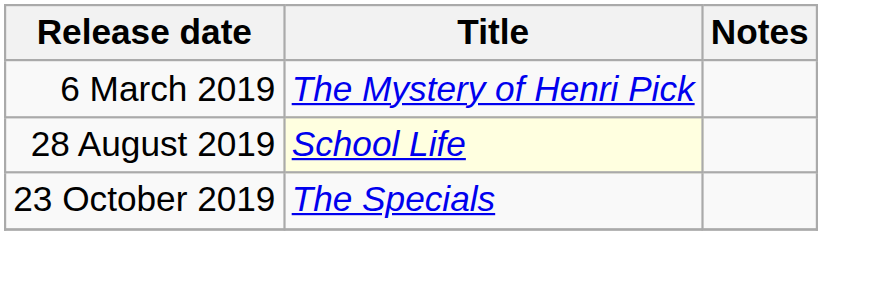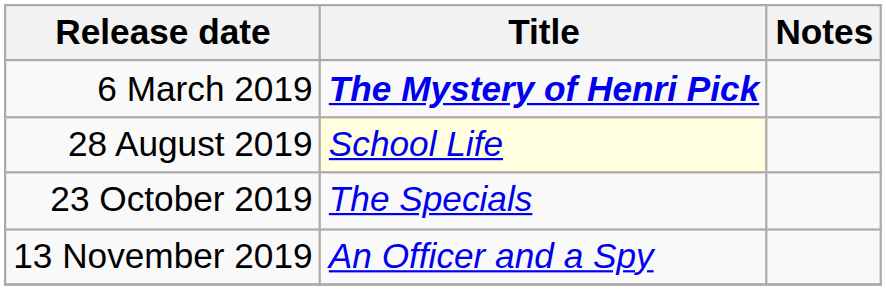(493, 88) normal -> (544, 88) bold
+ row: (163, 255)
